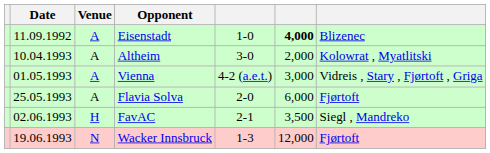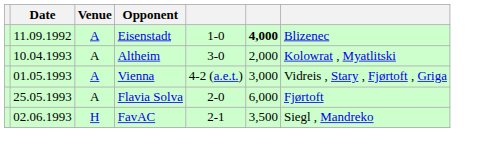- row: (165, 138)
